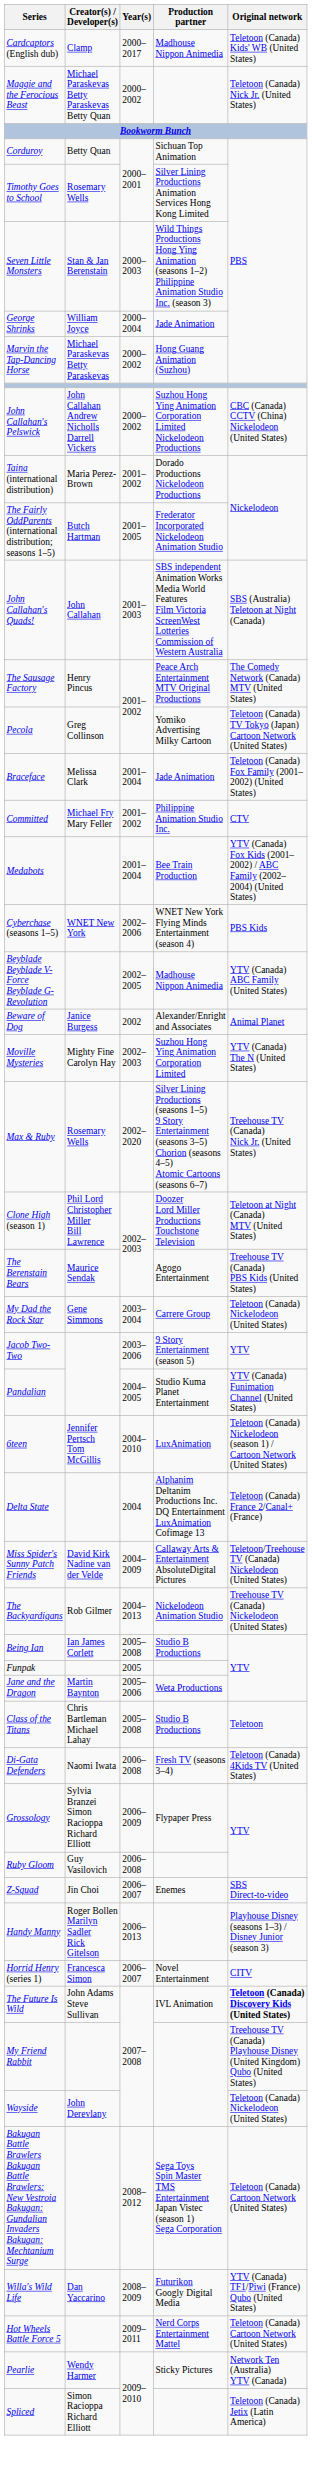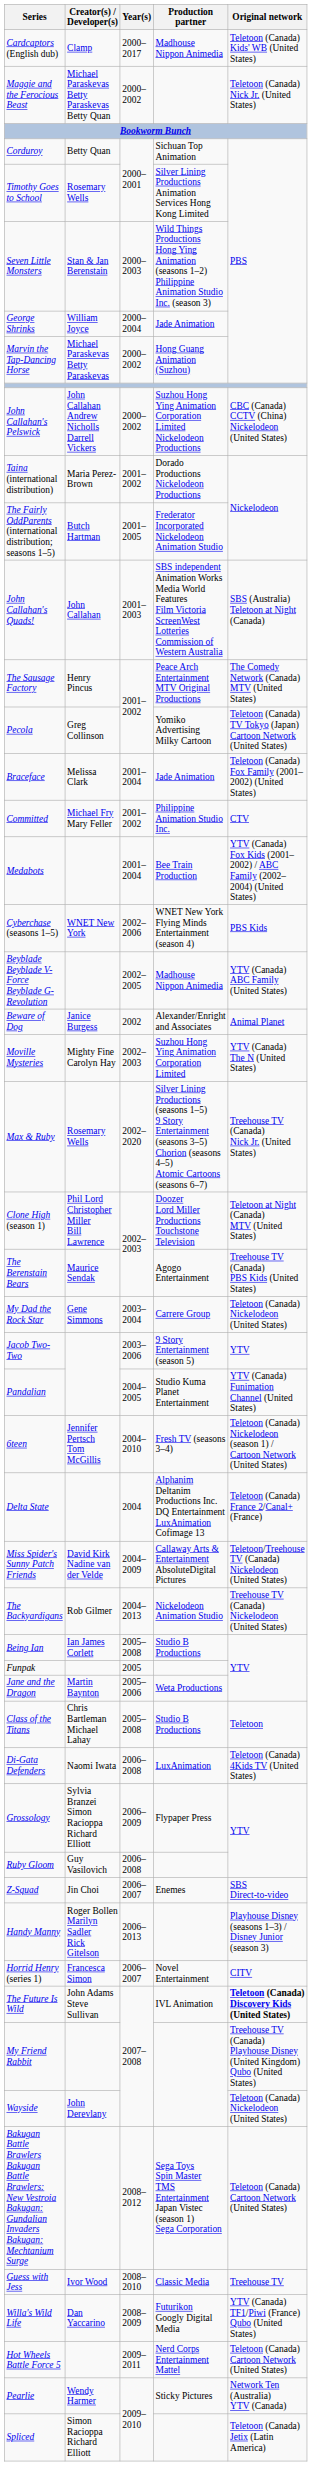(183, 1444) LuxAnimation -> (190, 1444) Fresh TV (seasons 3–4)
(190, 1765) Fresh TV (seasons 3–4) -> (183, 1765) LuxAnimation
+ row: (27, 2282)
